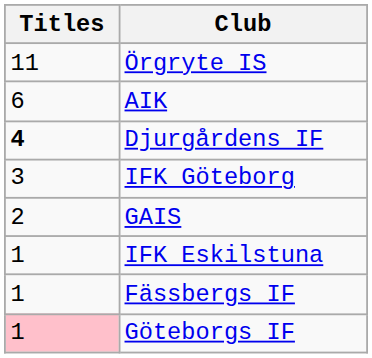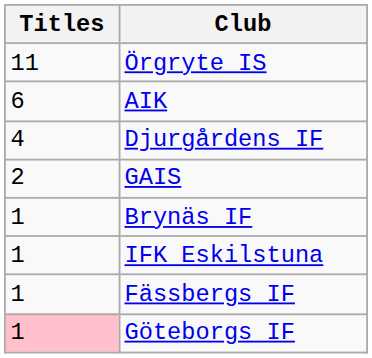(18, 140) bold -> (18, 140) normal
- row: (210, 178)
+ row: (188, 217)
